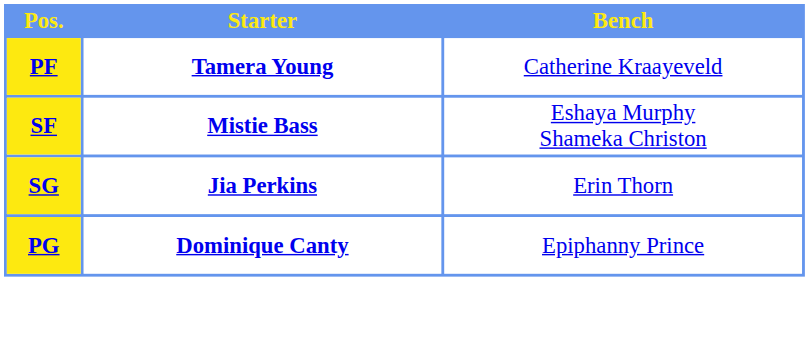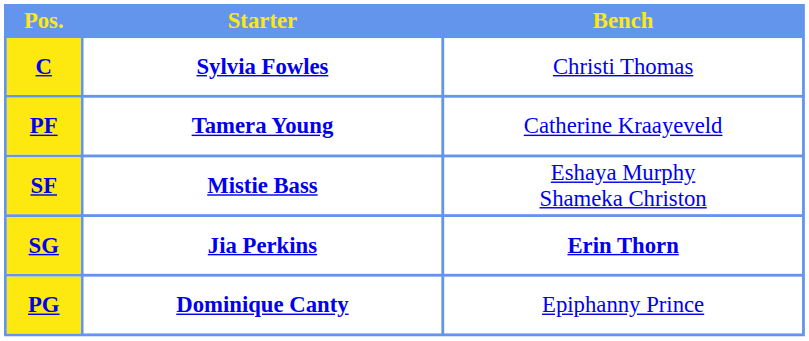+ row: (44, 66)
(623, 185) normal -> (623, 245) bold
